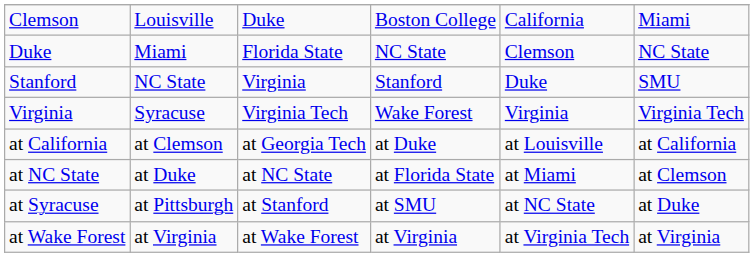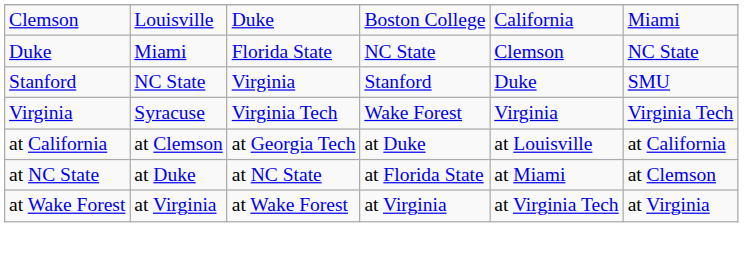- row: (54, 205)
